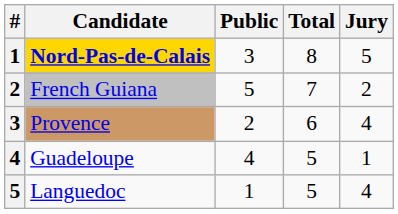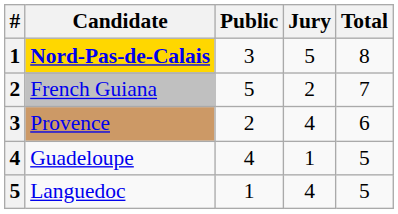columns swapped: (366, 21) <-> (312, 21)
